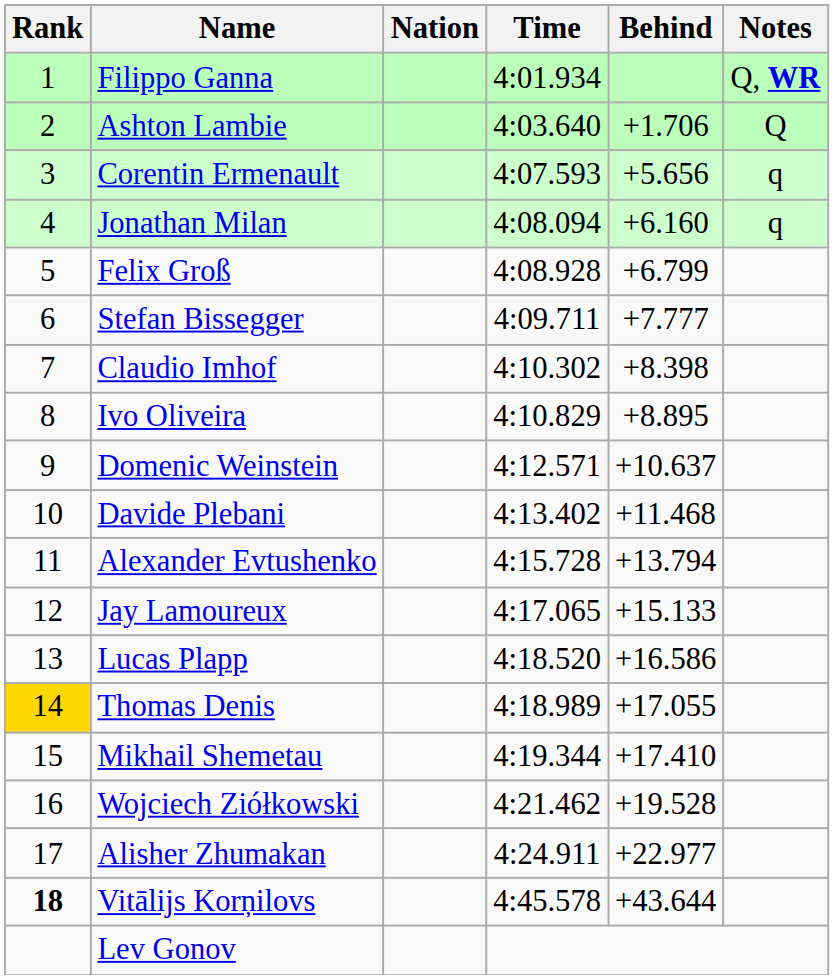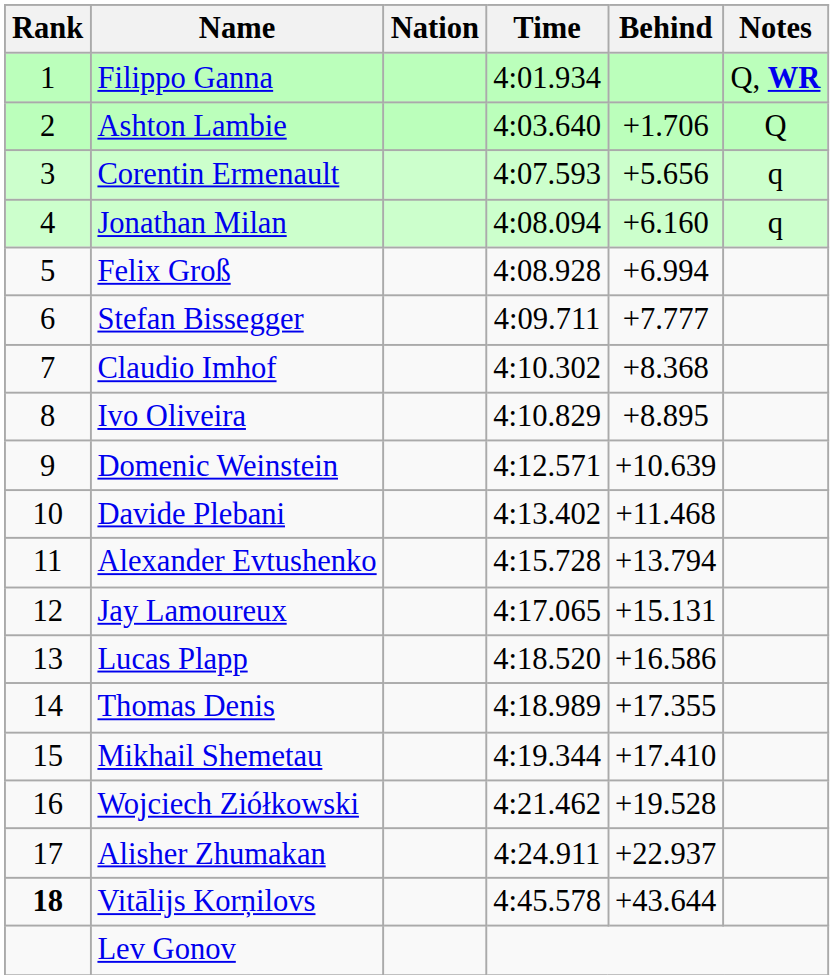(666, 271) +6.799 -> (666, 271) +6.994
(666, 367) +8.398 -> (666, 367) +8.368
(666, 464) +10.637 -> (666, 464) +10.639
(666, 610) +15.133 -> (666, 610) +15.131
(48, 707) gold background -> (48, 707) no background
(666, 707) +17.055 -> (666, 707) +17.355
(666, 852) +22.977 -> (666, 852) +22.937
